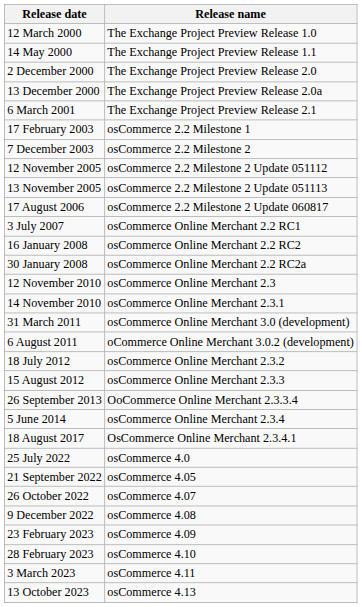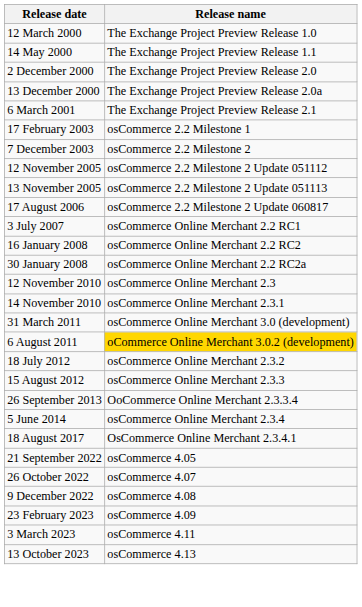(231, 341) no background -> (231, 341) gold background
- row: (39, 457)
- row: (50, 554)
